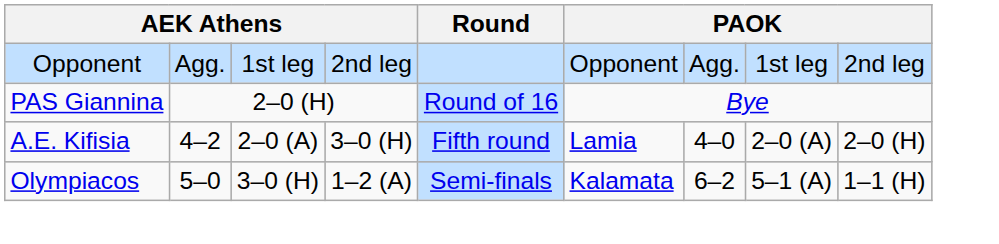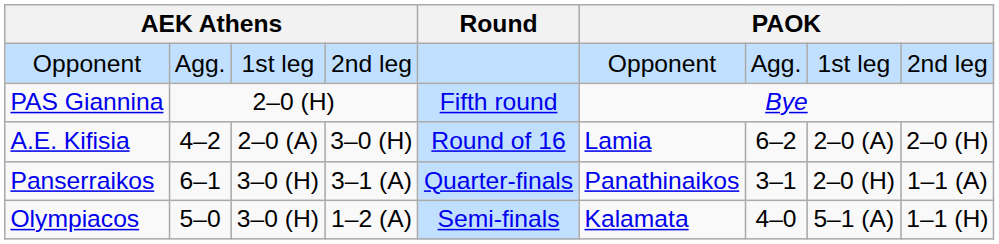(491, 102) Round of 16 -> (499, 102) Fifth round
(491, 141) Fifth round -> (499, 141) Round of 16
(714, 141) 4–0 -> (776, 141) 6–2
+ row: (82, 180)
(714, 180) 6–2 -> (776, 219) 4–0
